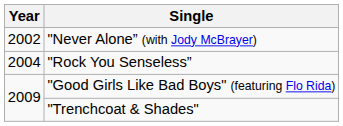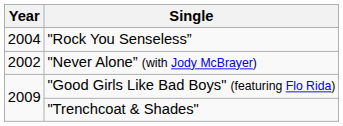rows swapped: (152, 39) <-> (120, 62)
